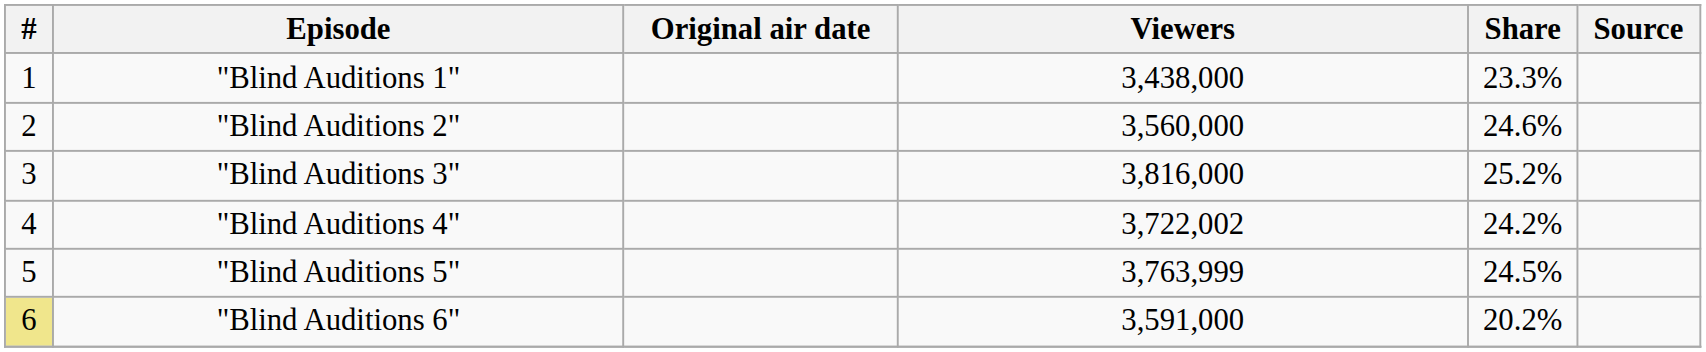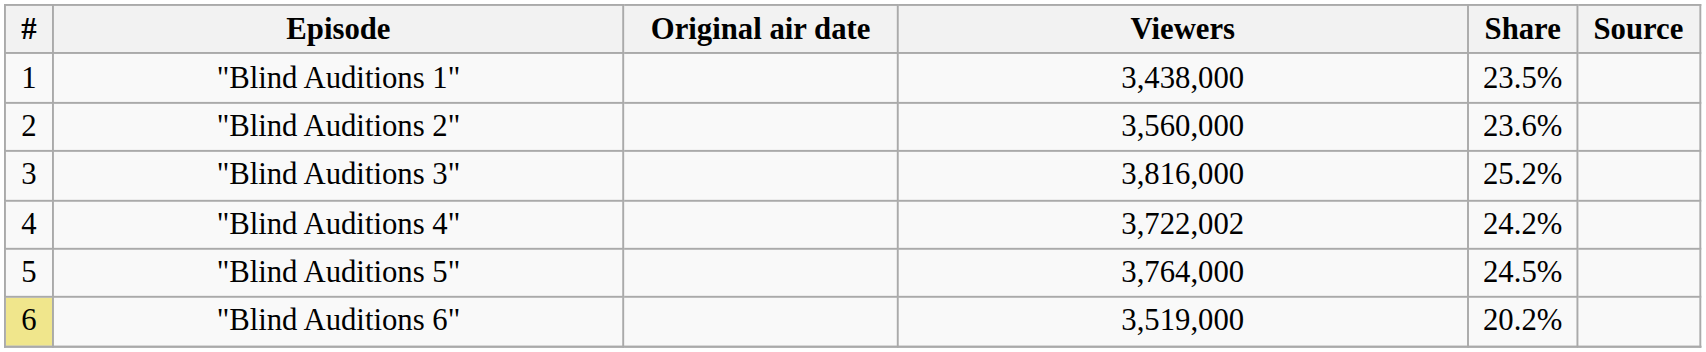(1523, 77) 23.3% -> (1523, 77) 23.5%
(1523, 126) 24.6% -> (1523, 126) 23.6%
(1183, 272) 3,763,999 -> (1183, 272) 3,764,000
(1183, 321) 3,591,000 -> (1183, 321) 3,519,000
